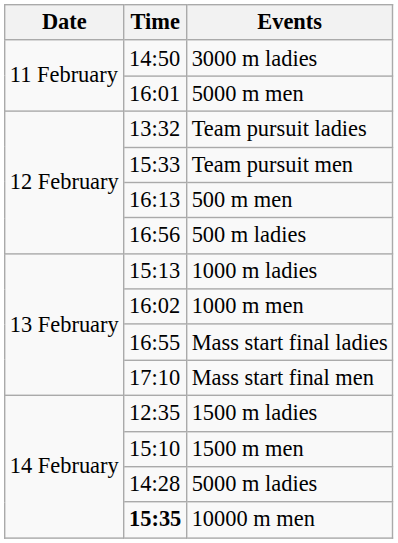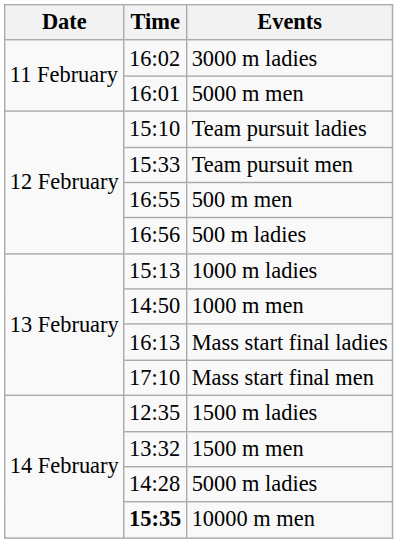(155, 57) 14:50 -> (155, 57) 16:02
(155, 128) 13:32 -> (155, 128) 15:10
(155, 199) 16:13 -> (155, 199) 16:55
(155, 306) 16:02 -> (155, 306) 14:50
(155, 341) 16:55 -> (155, 341) 16:13
(155, 448) 15:10 -> (155, 448) 13:32
